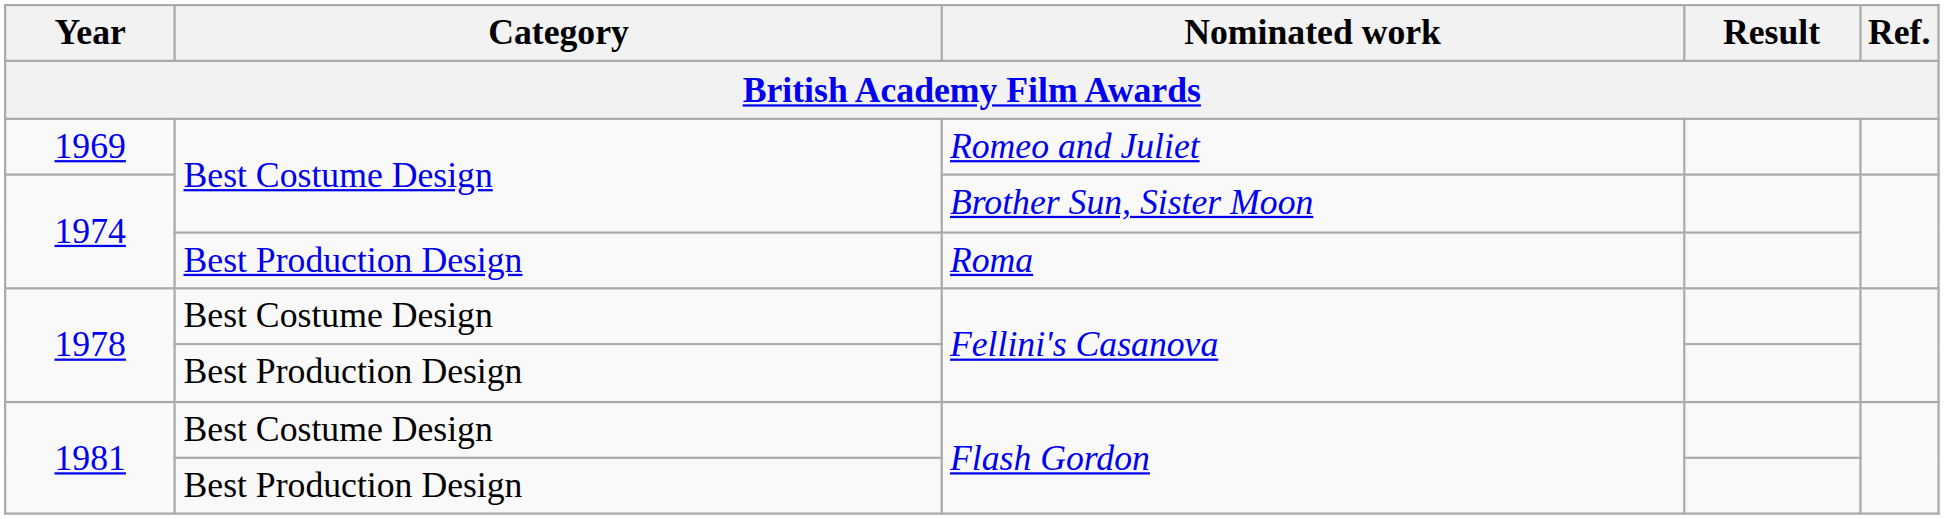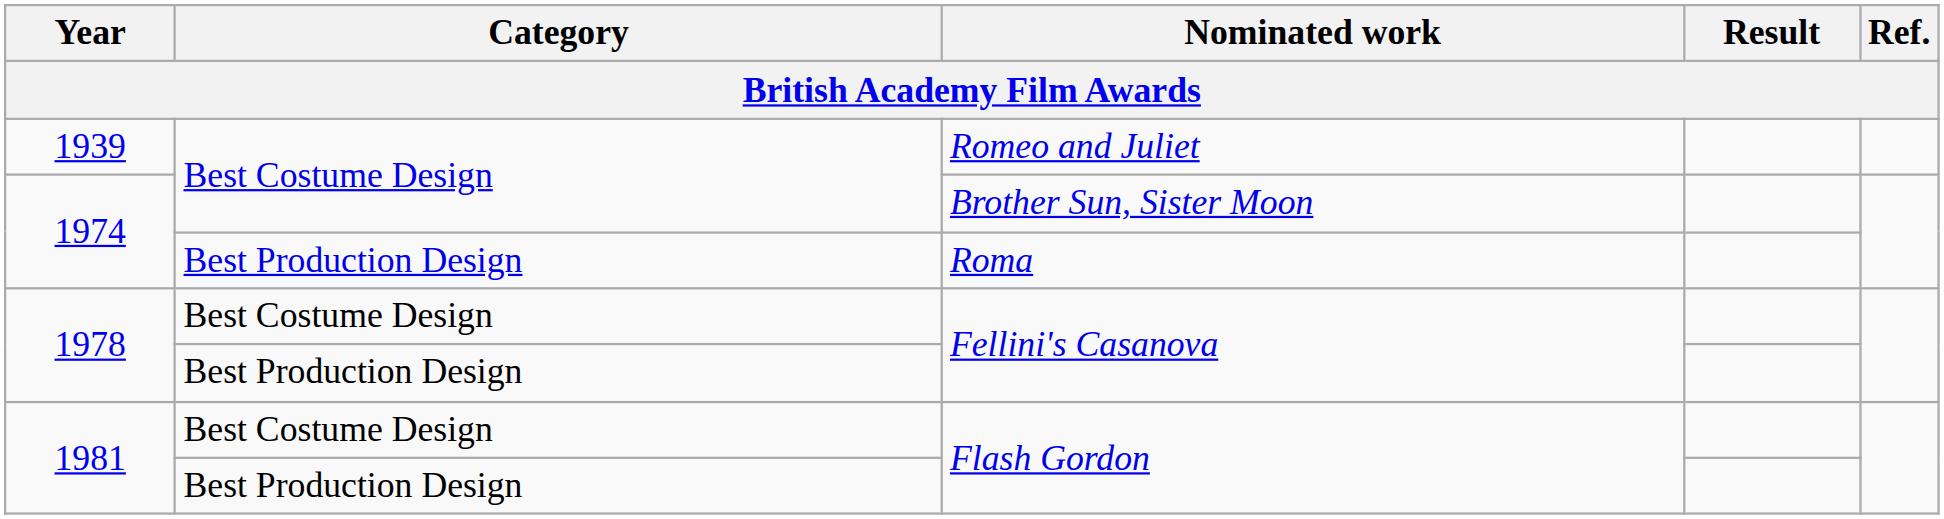(90, 145) 1969 -> (90, 145) 1939
